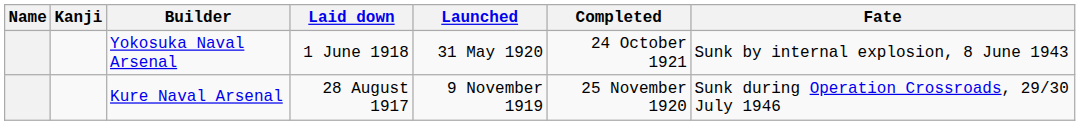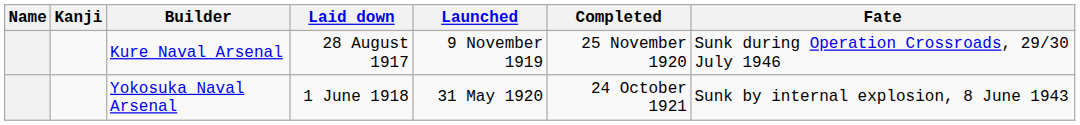rows swapped: (196, 97) <-> (177, 53)
